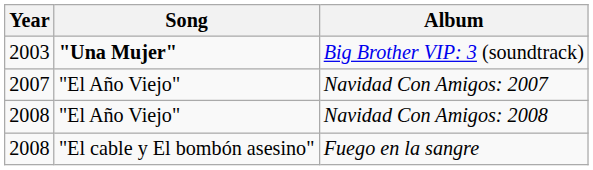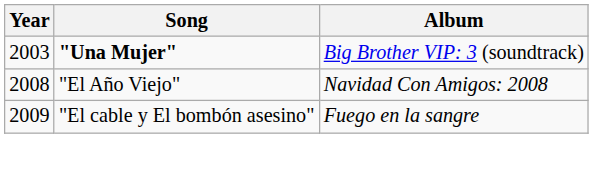- row: (436, 84)
(29, 148) 2008 -> (29, 116) 2009
